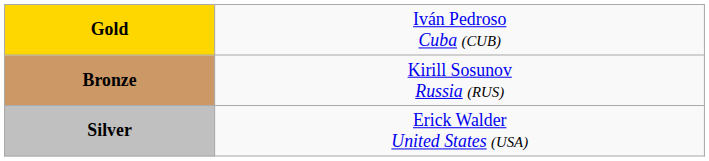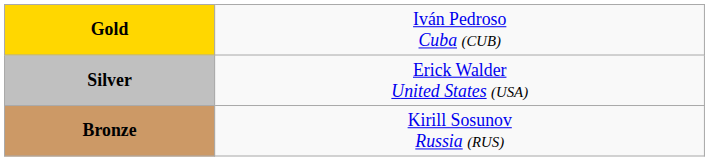rows swapped: (110, 130) <-> (110, 79)
